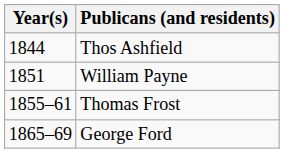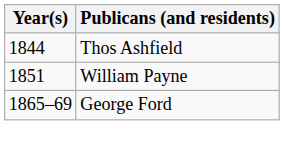- row: (130, 104)
